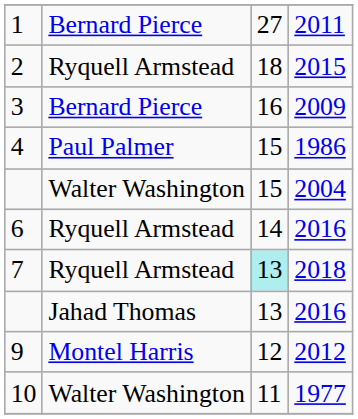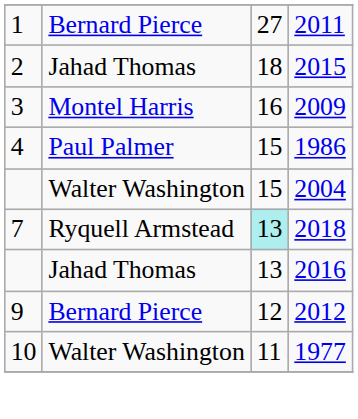(141, 65) Ryquell Armstead -> (122, 65) Jahad Thomas
(125, 106) Bernard Pierce -> (121, 106) Montel Harris
- row: (17, 229)
(121, 351) Montel Harris -> (125, 310) Bernard Pierce
